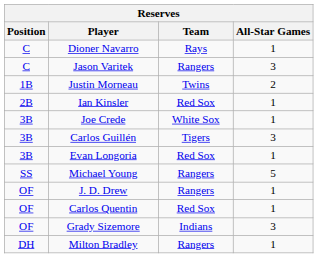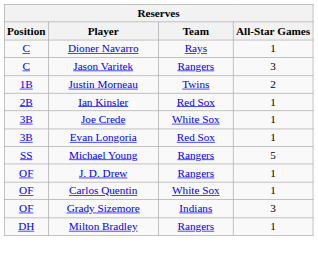- row: (103, 137)
(196, 208) Red Sox -> (196, 191) White Sox
